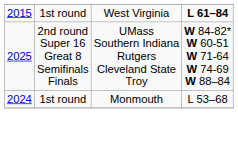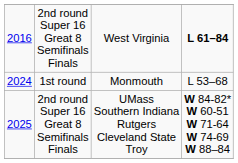(19, 13) 2015 -> (19, 38) 2016
(63, 13) 1st round -> (63, 38) 2nd round Super 16 Great 8 Semifinals Finals
rows swapped: (136, 99) <-> (136, 56)
